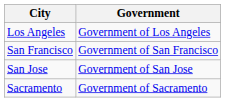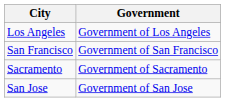rows swapped: (27, 69) <-> (35, 87)
